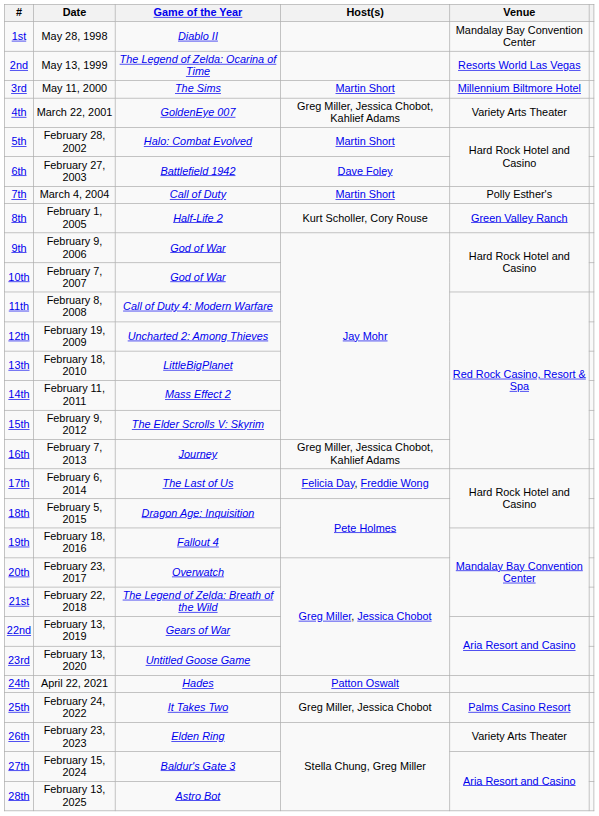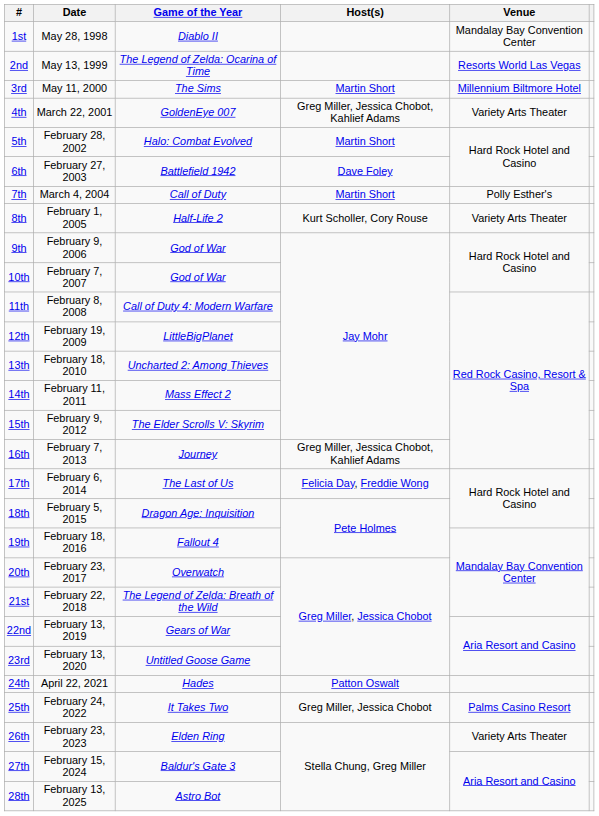(519, 218) Green Valley Ranch -> (519, 218) Variety Arts Theater
(198, 336) Uncharted 2: Among Thieves -> (198, 336) LittleBigPlanet
(198, 365) LittleBigPlanet -> (198, 365) Uncharted 2: Among Thieves
